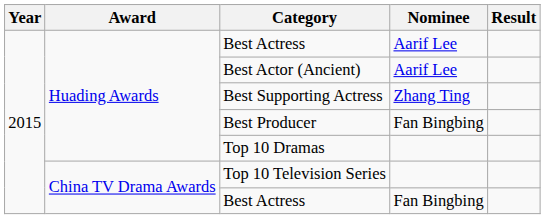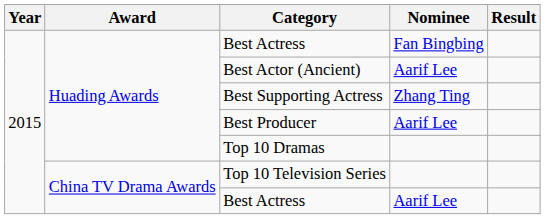(425, 43) Aarif Lee -> (439, 43) Fan Bingbing
(439, 122) Fan Bingbing -> (425, 122) Aarif Lee
(439, 200) Fan Bingbing -> (425, 200) Aarif Lee
